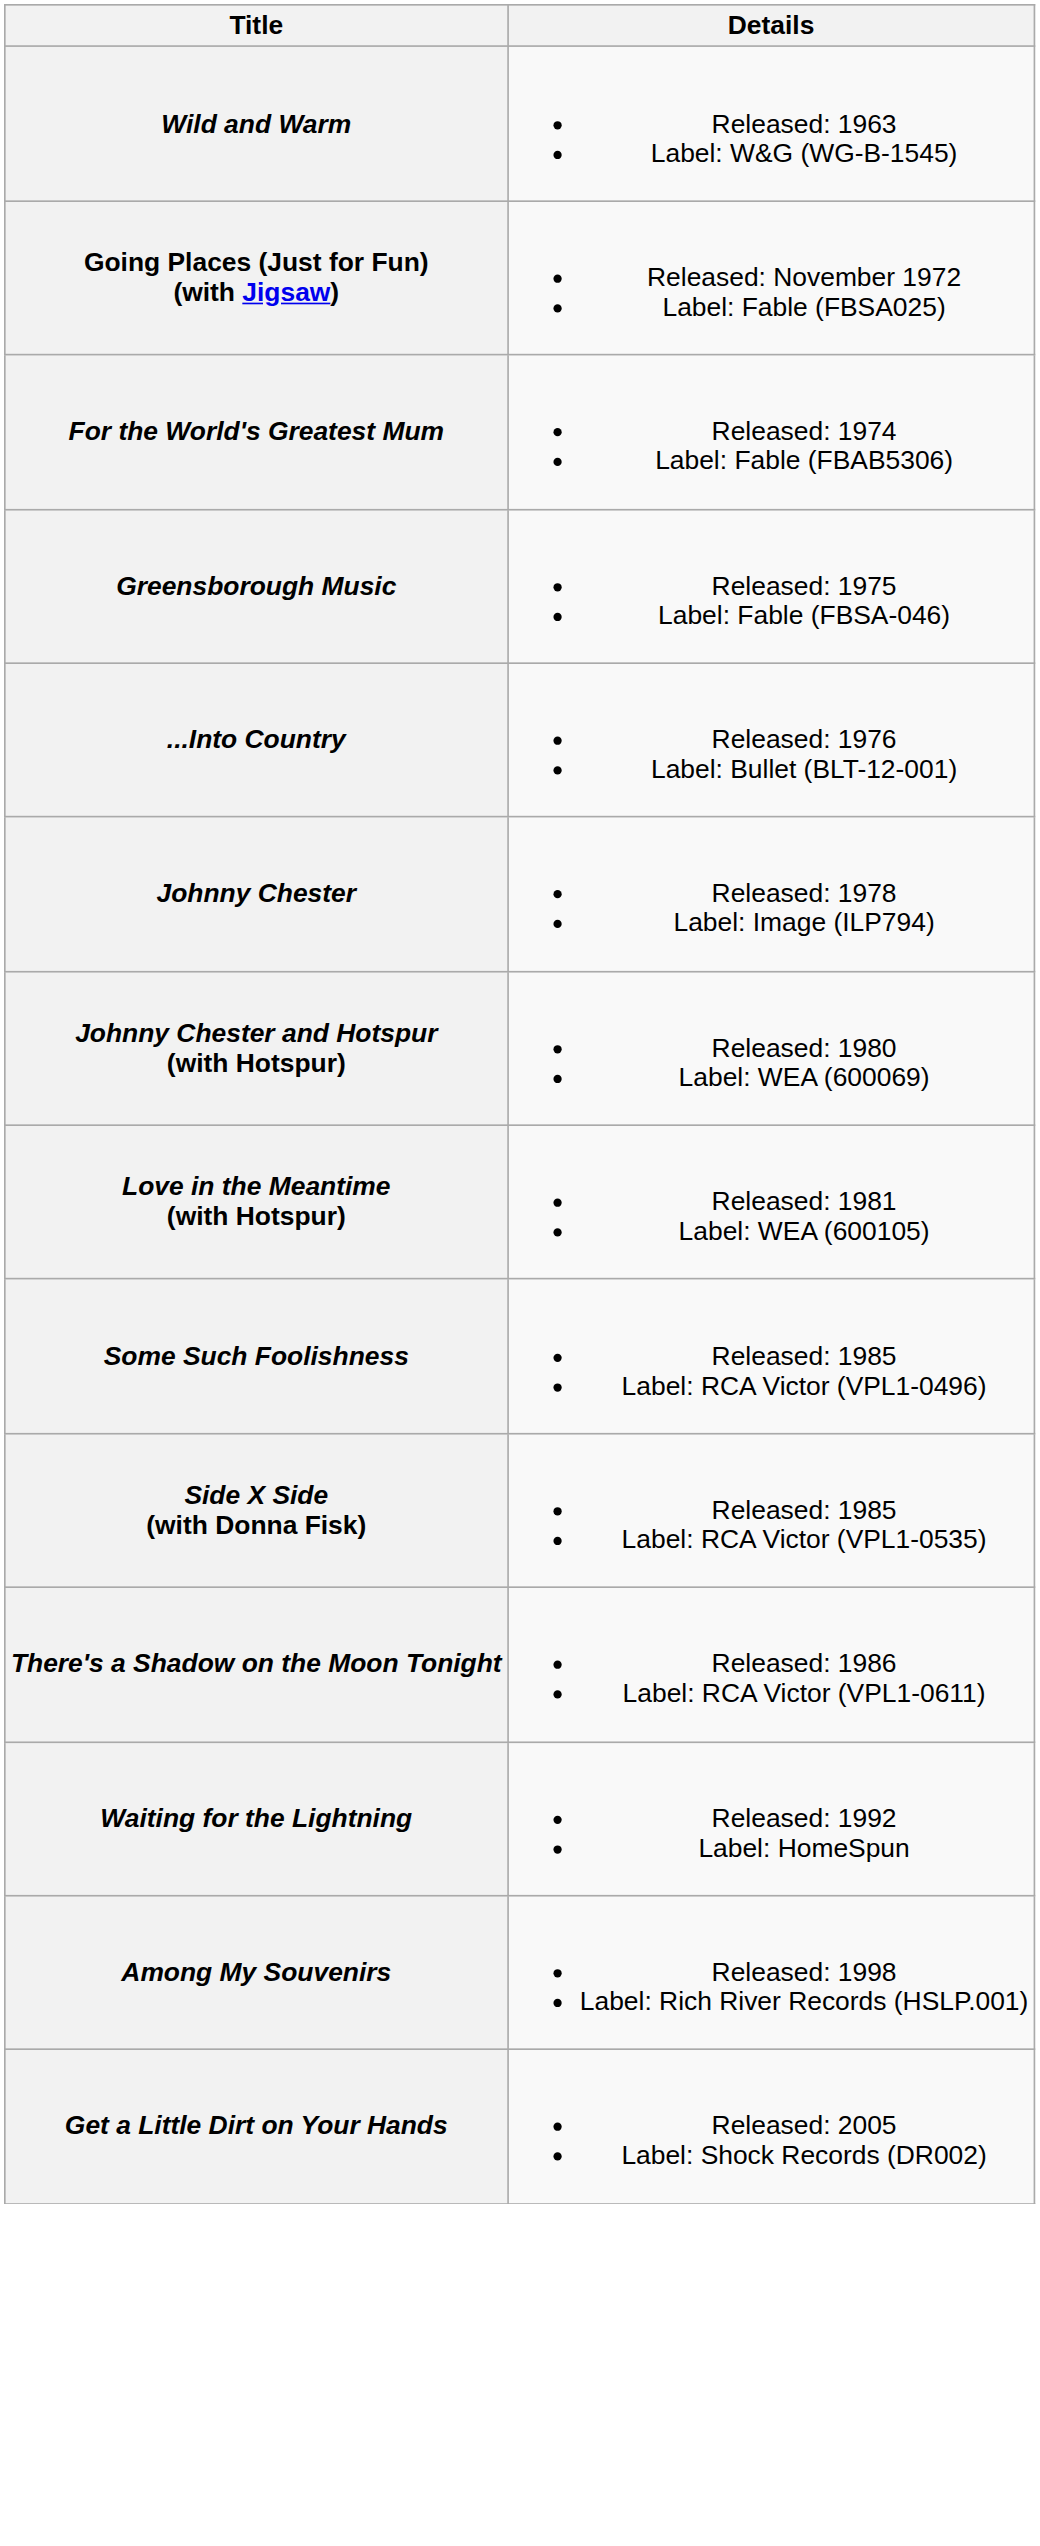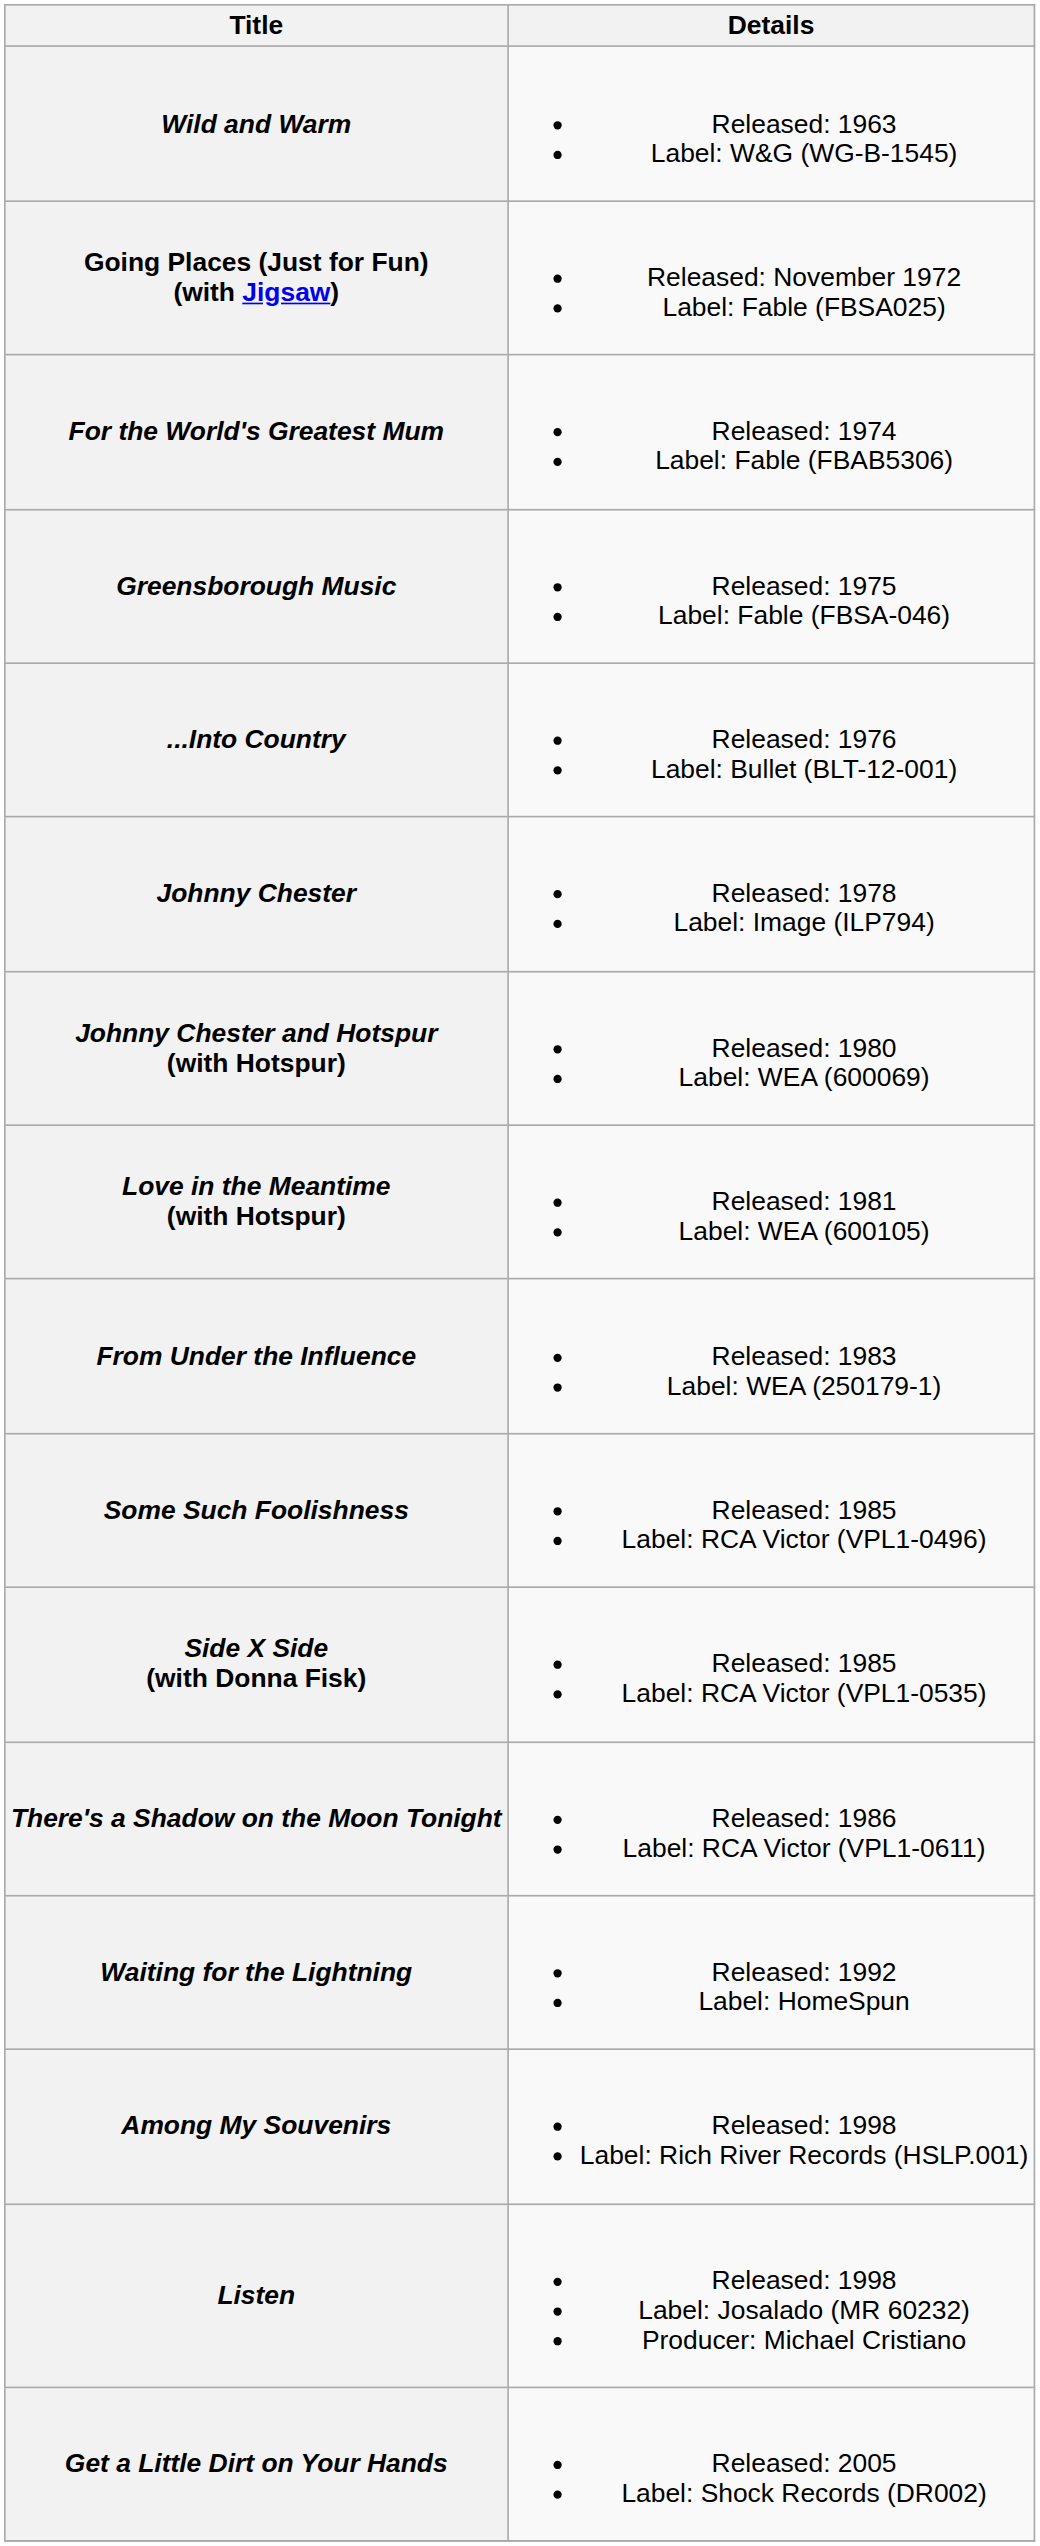+ row: (256, 1355)
+ row: (256, 2295)
